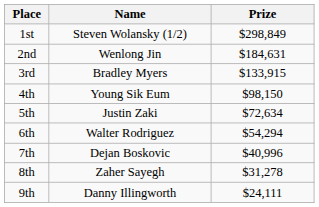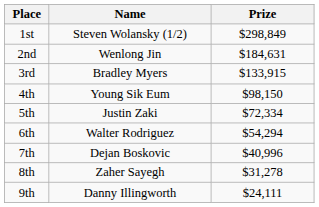(263, 113) $72,634 -> (263, 113) $72,334
